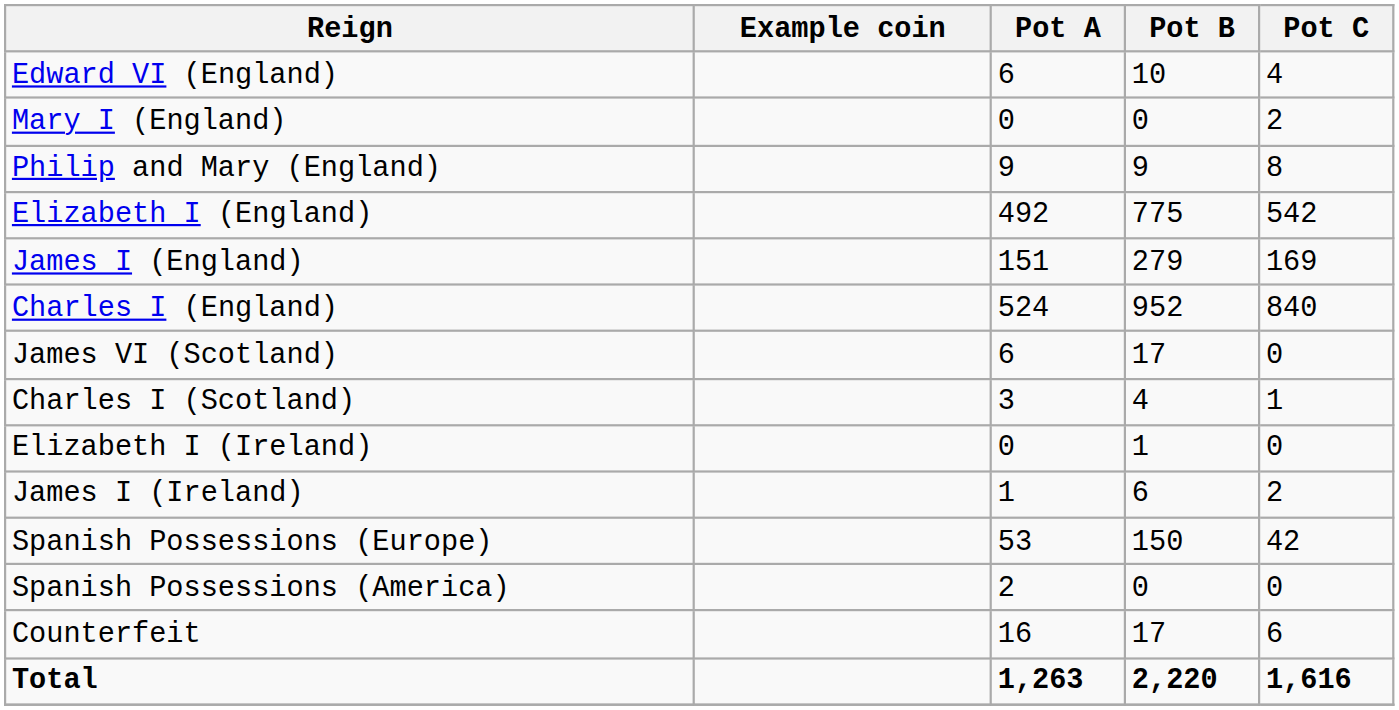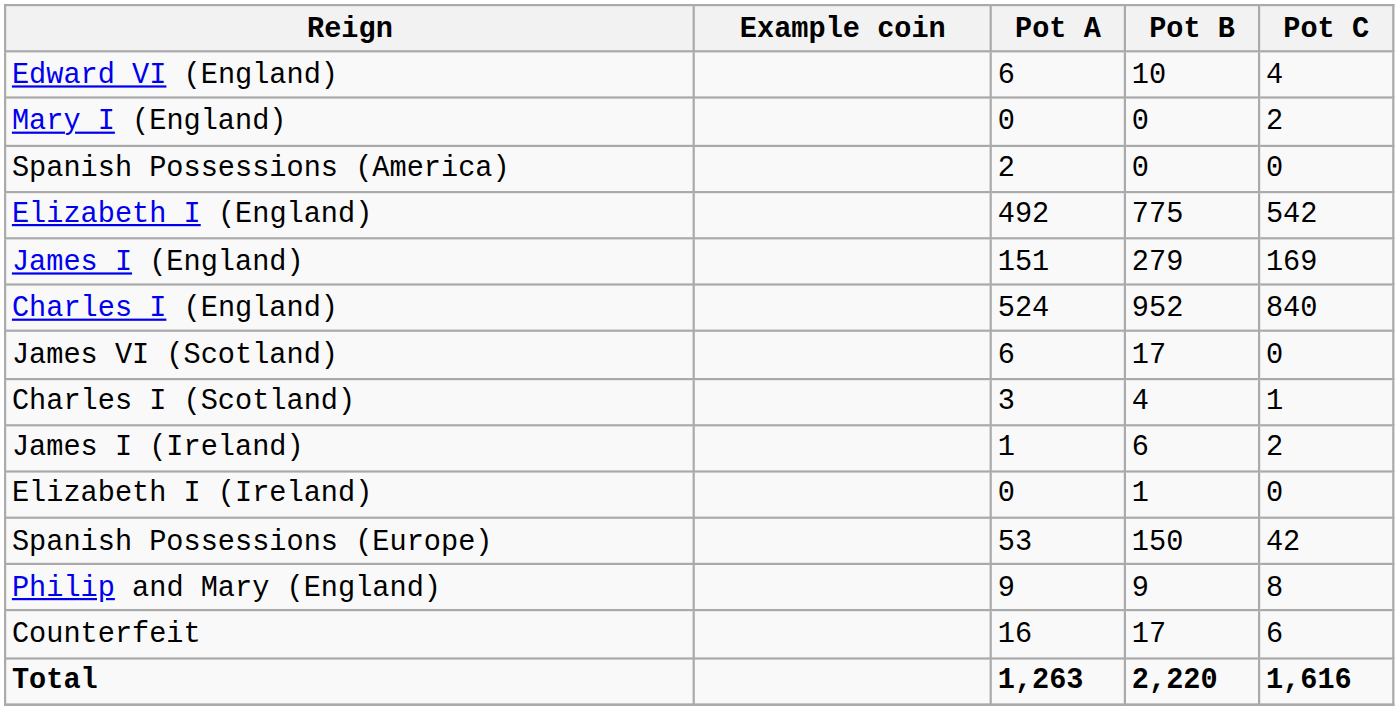rows swapped: (226, 168) <-> (261, 588)
rows swapped: (192, 448) <-> (158, 495)
